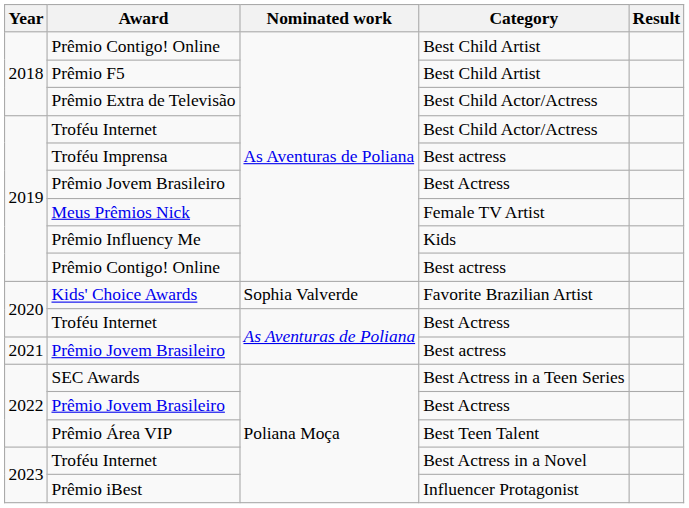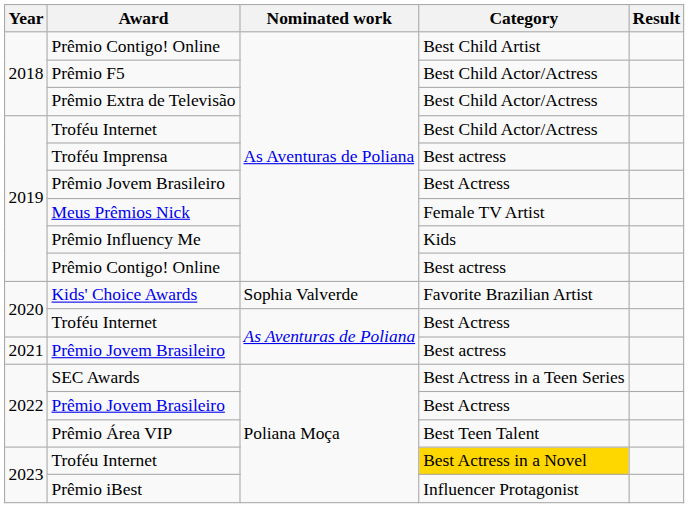(482, 73) Best Child Artist -> (510, 73) Best Child Actor/Actress
(505, 460) no background -> (505, 460) gold background
